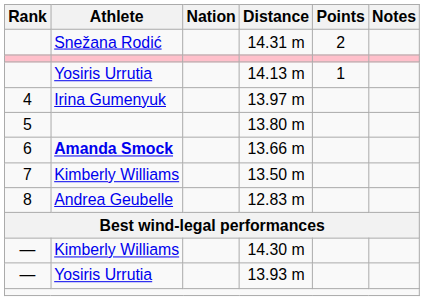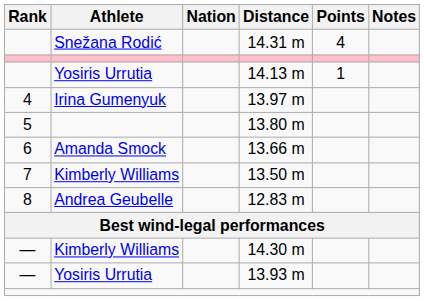(341, 42) 2 -> (341, 42) 4
(114, 149) bold -> (110, 149) normal
